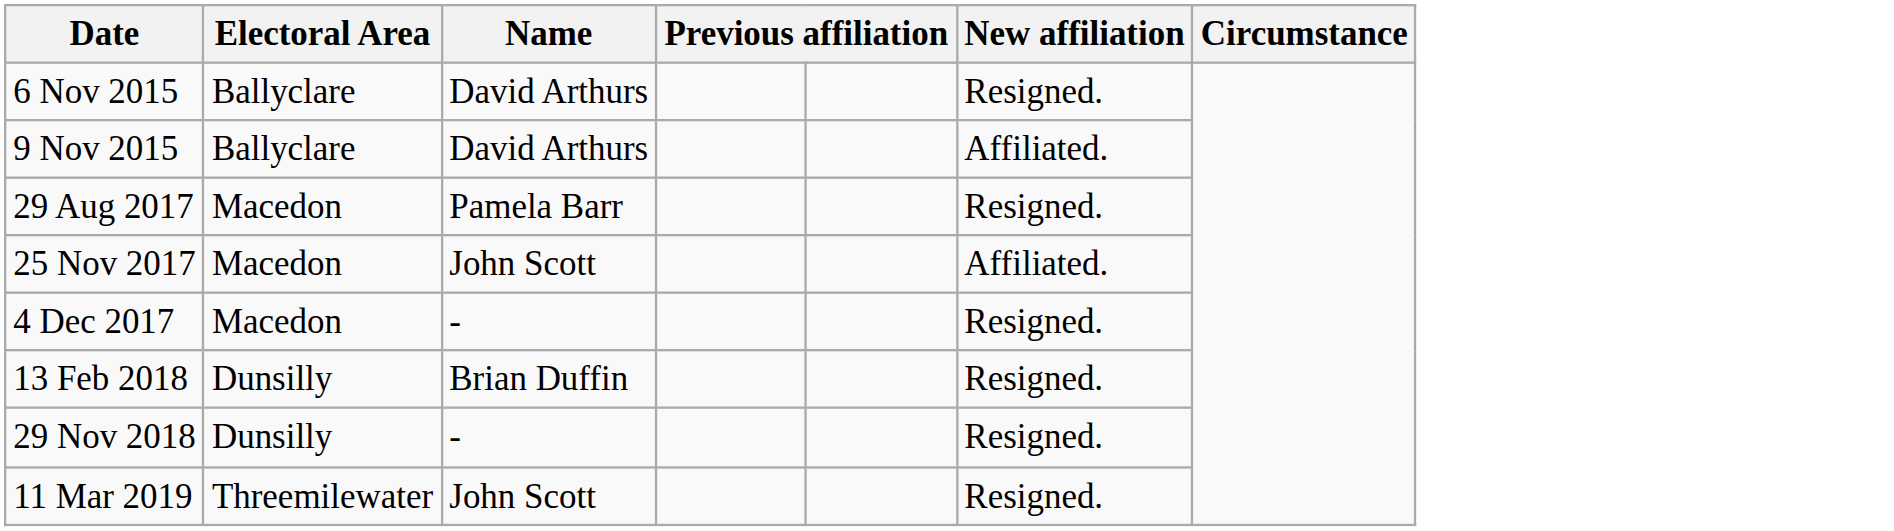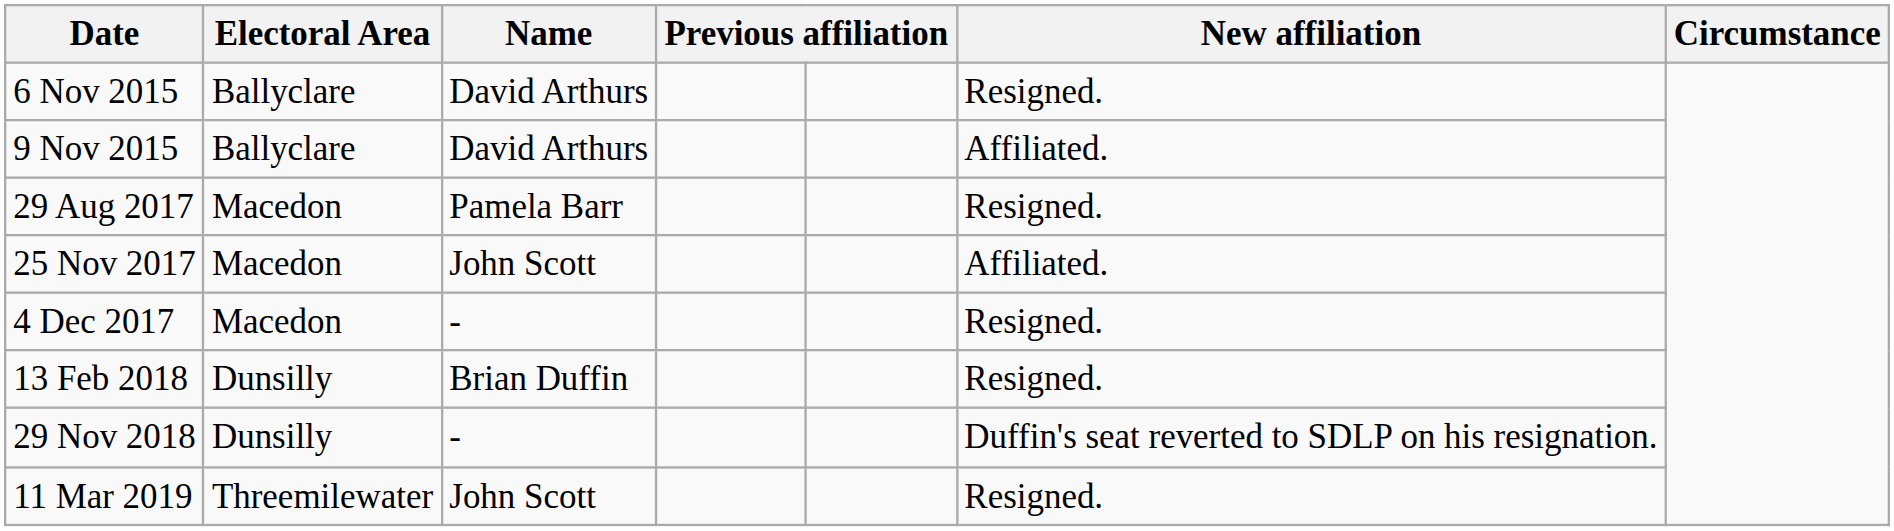(1034, 437) Resigned. -> (1311, 437) Duffin's seat reverted to SDLP on his resignation.
